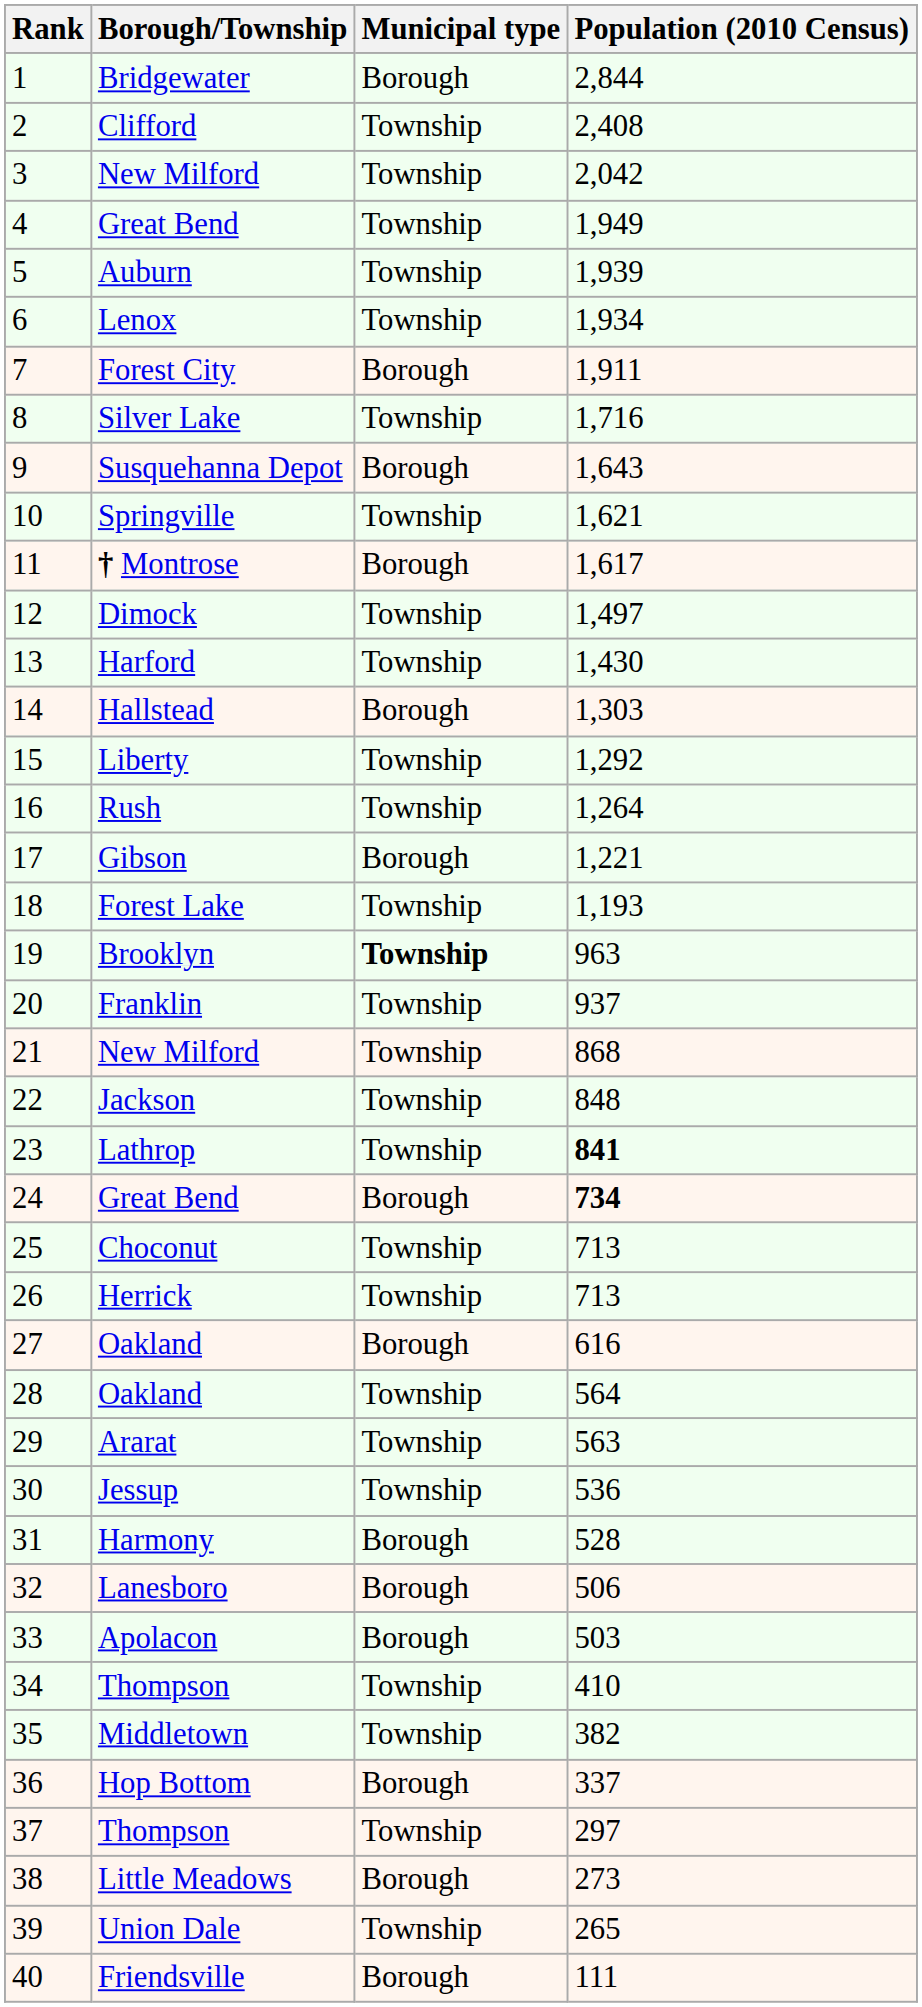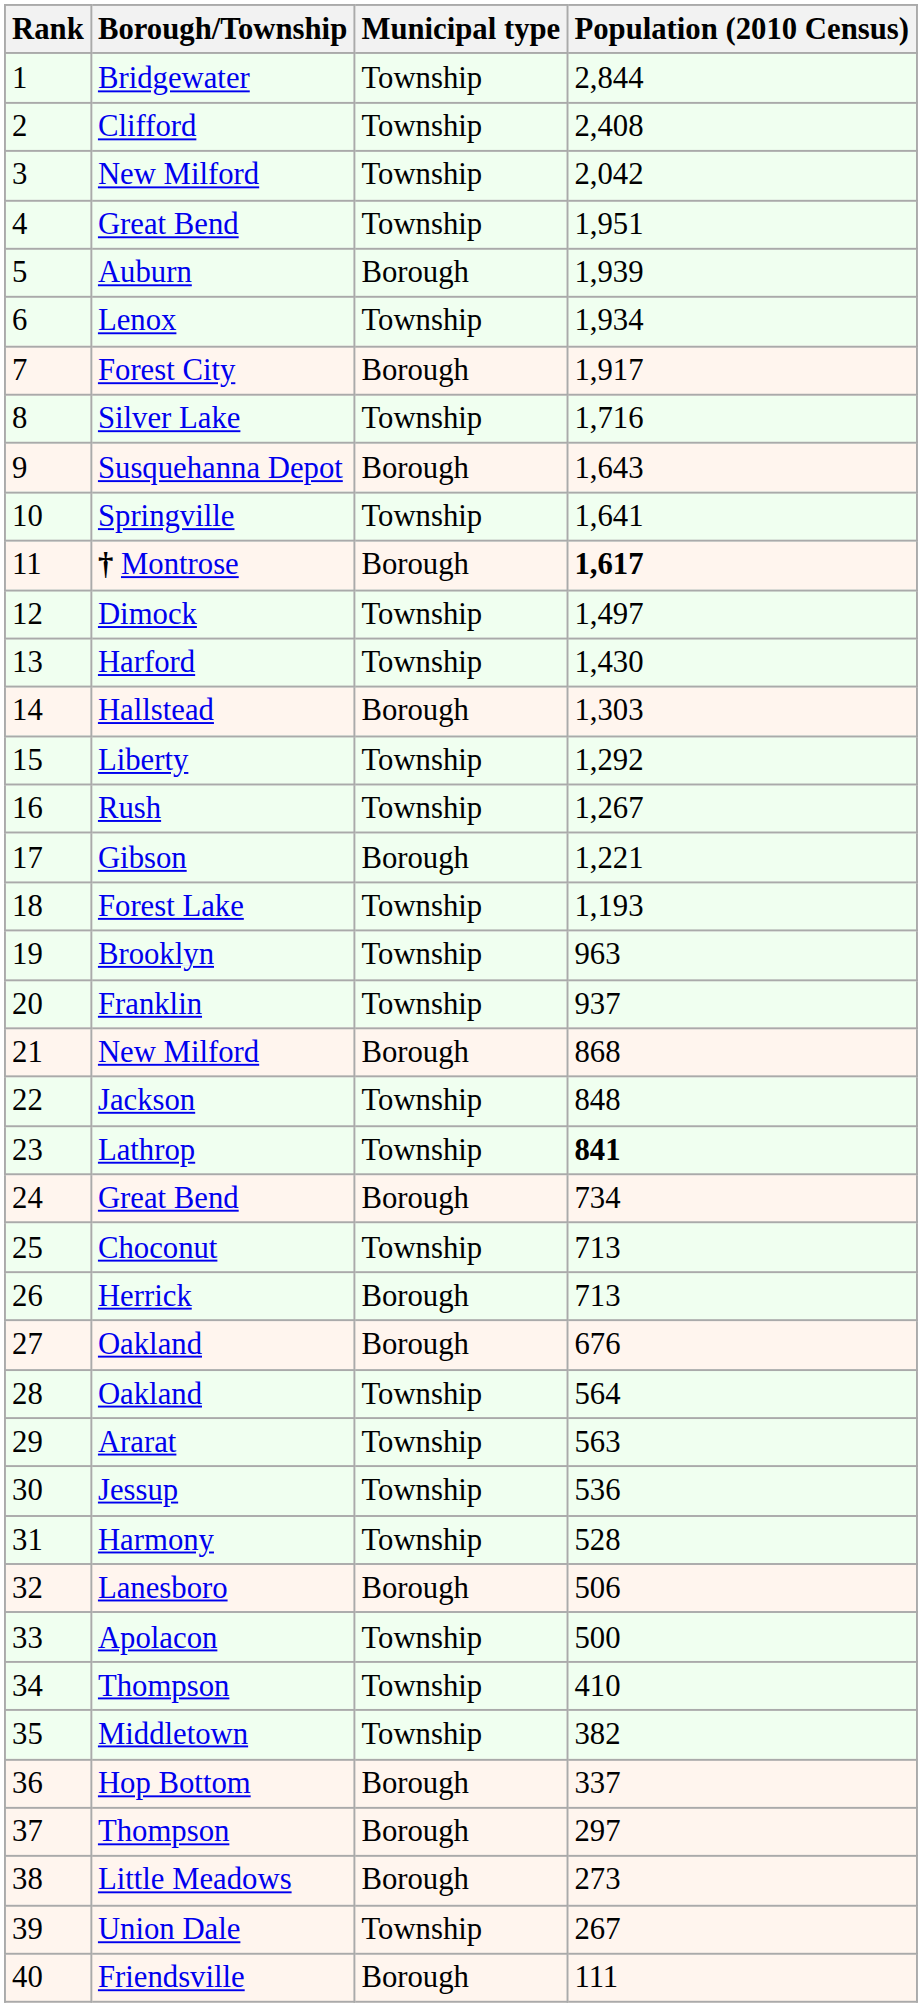(415, 77) Borough -> (422, 77) Township
(609, 223) 1,949 -> (609, 223) 1,951
(422, 272) Township -> (415, 272) Borough
(608, 369) 1,911 -> (609, 369) 1,917
(609, 516) 1,621 -> (609, 516) 1,641
(609, 564) normal -> (609, 564) bold
(609, 808) 1,264 -> (609, 808) 1,267
(425, 954) bold -> (422, 954) normal
(422, 1051) Township -> (415, 1051) Borough
(597, 1198) bold -> (597, 1198) normal
(422, 1295) Township -> (415, 1295) Borough
(597, 1344) 616 -> (597, 1344) 676
(415, 1539) Borough -> (422, 1539) Township
(415, 1636) Borough -> (422, 1636) Township
(597, 1636) 503 -> (597, 1636) 500
(422, 1831) Township -> (415, 1831) Borough
(597, 1928) 265 -> (597, 1928) 267
